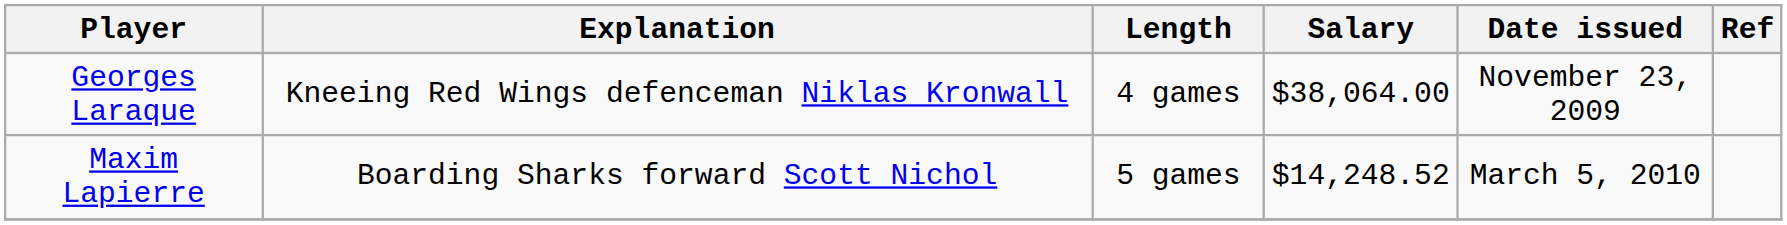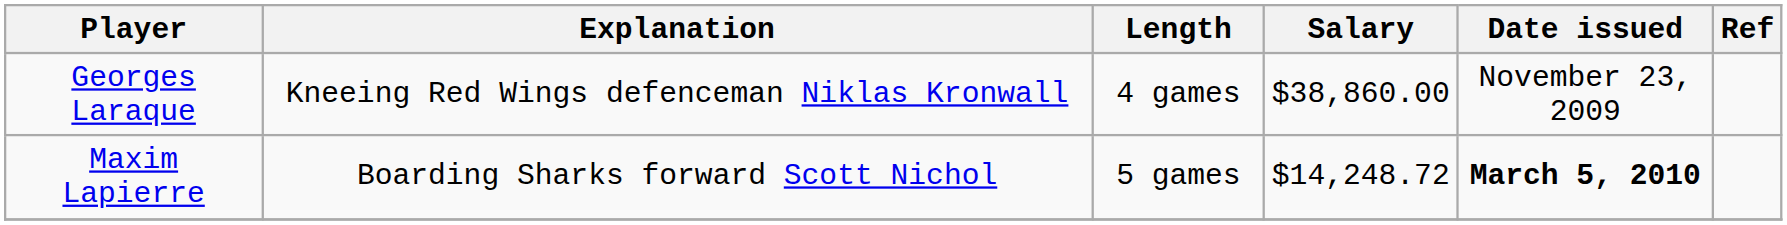(1361, 95) $38,064.00 -> (1361, 95) $38,860.00
(1361, 177) $14,248.52 -> (1361, 177) $14,248.72
(1585, 177) normal -> (1585, 177) bold
